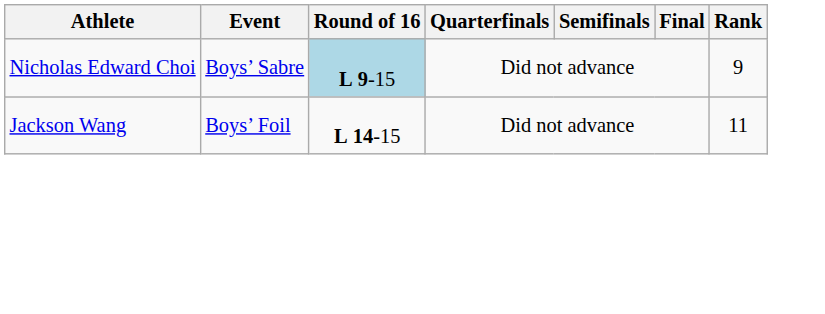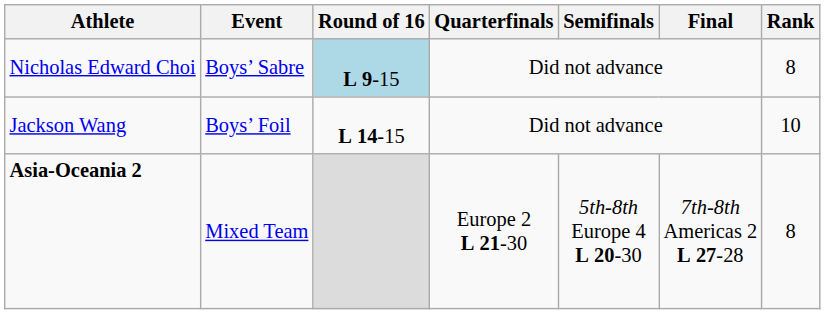(738, 67) 9 -> (791, 67) 8
(738, 125) 11 -> (791, 125) 10
+ row: (76, 171)
